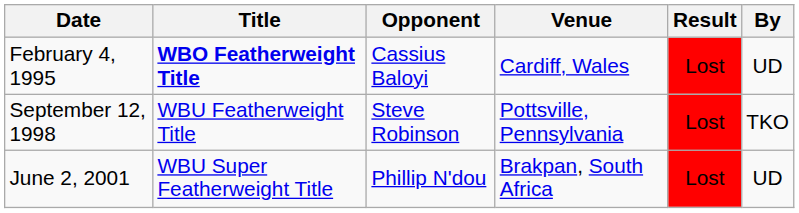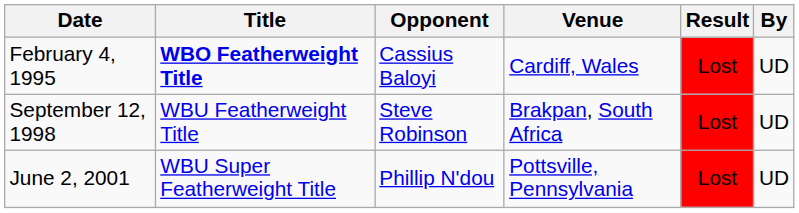(562, 122) Pottsville, Pennsylvania -> (581, 122) Brakpan, South Africa
(768, 122) TKO -> (774, 122) UD
(571, 178) Brakpan, South Africa -> (571, 178) Pottsville, Pennsylvania
